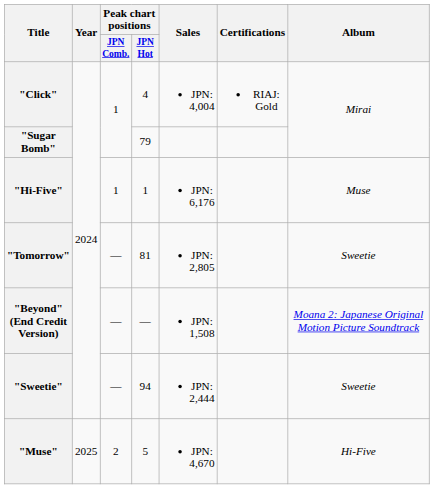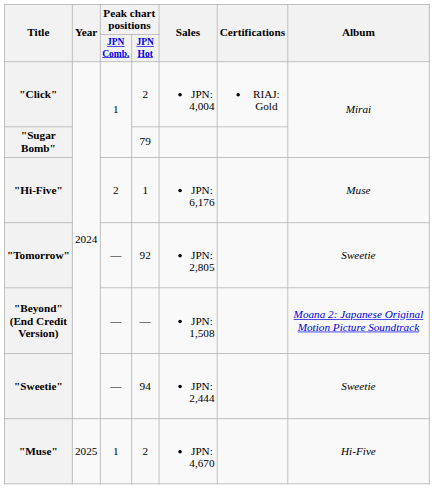(145, 94) 4 -> (145, 94) 2
(116, 190) 1 -> (116, 190) 2
(145, 255) 81 -> (145, 255) 92
(116, 451) 2 -> (116, 451) 1
(145, 451) 5 -> (145, 451) 2
